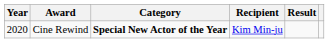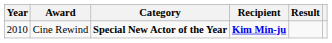(17, 29) 2020 -> (17, 29) 2010
(257, 29) normal -> (259, 29) bold
